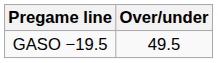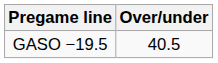(164, 44) 49.5 -> (164, 44) 40.5
